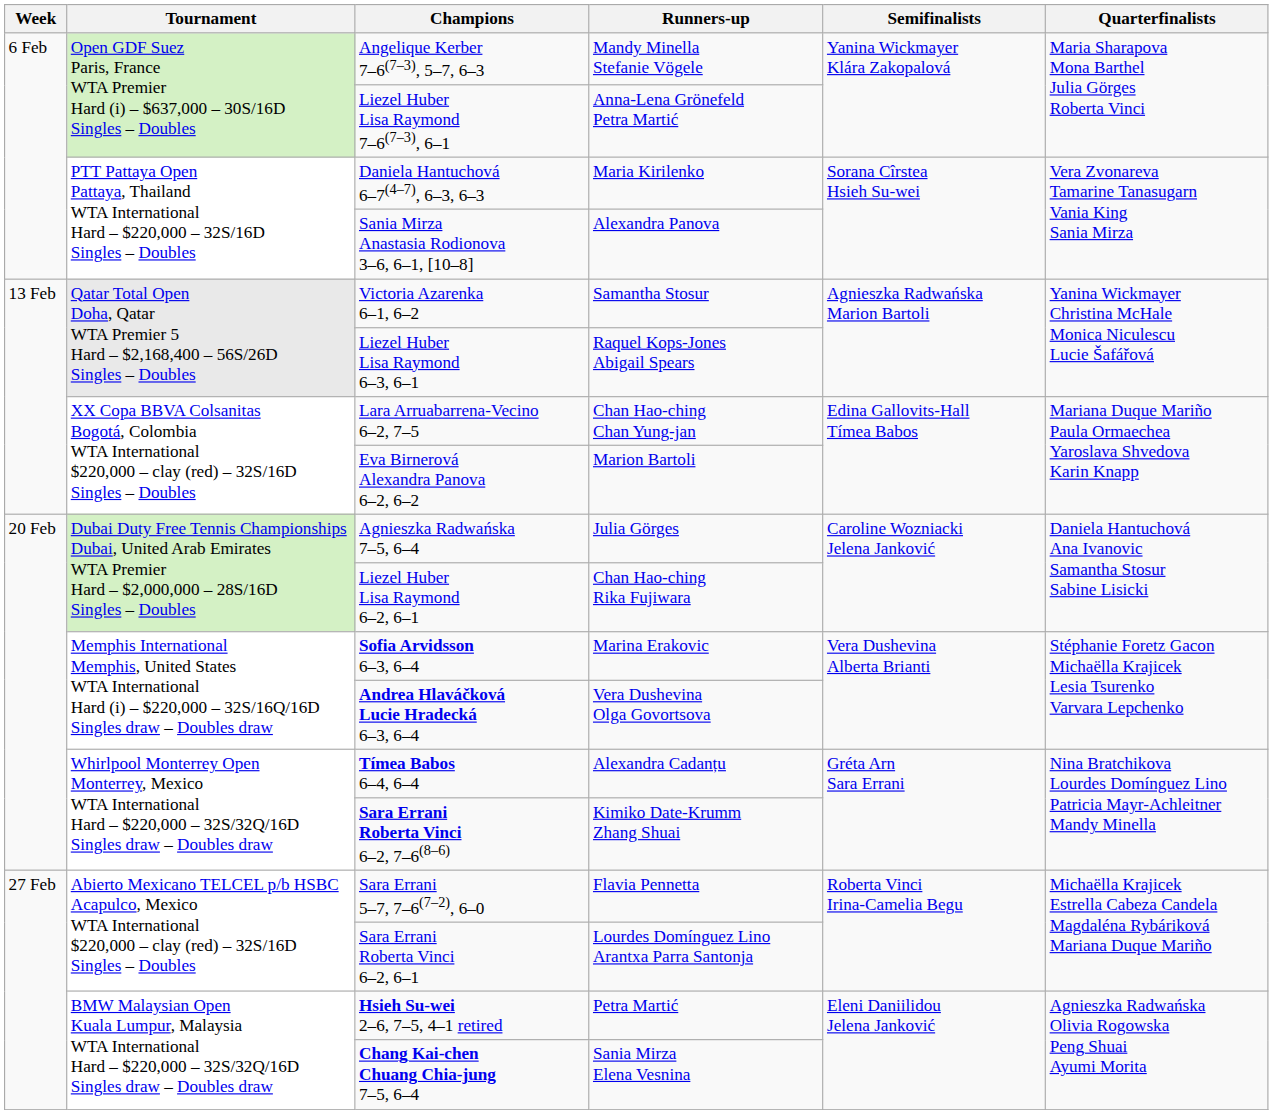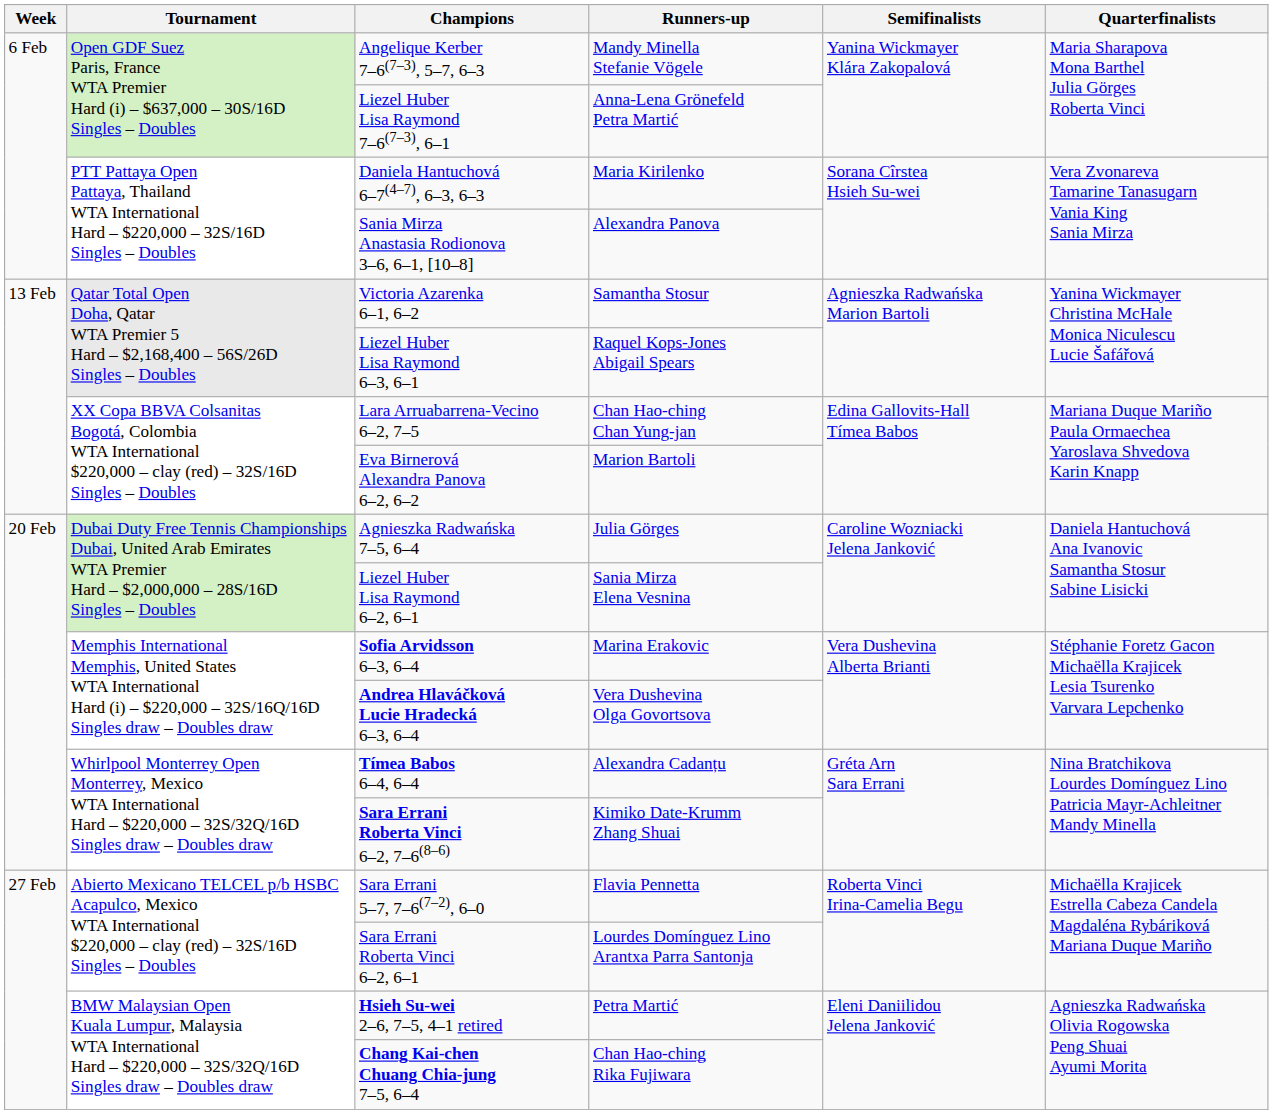(649, 587) Chan Hao-ching Rika Fujiwara -> (642, 587) Sania Mirza Elena Vesnina
(642, 1064) Sania Mirza Elena Vesnina -> (649, 1064) Chan Hao-ching Rika Fujiwara
